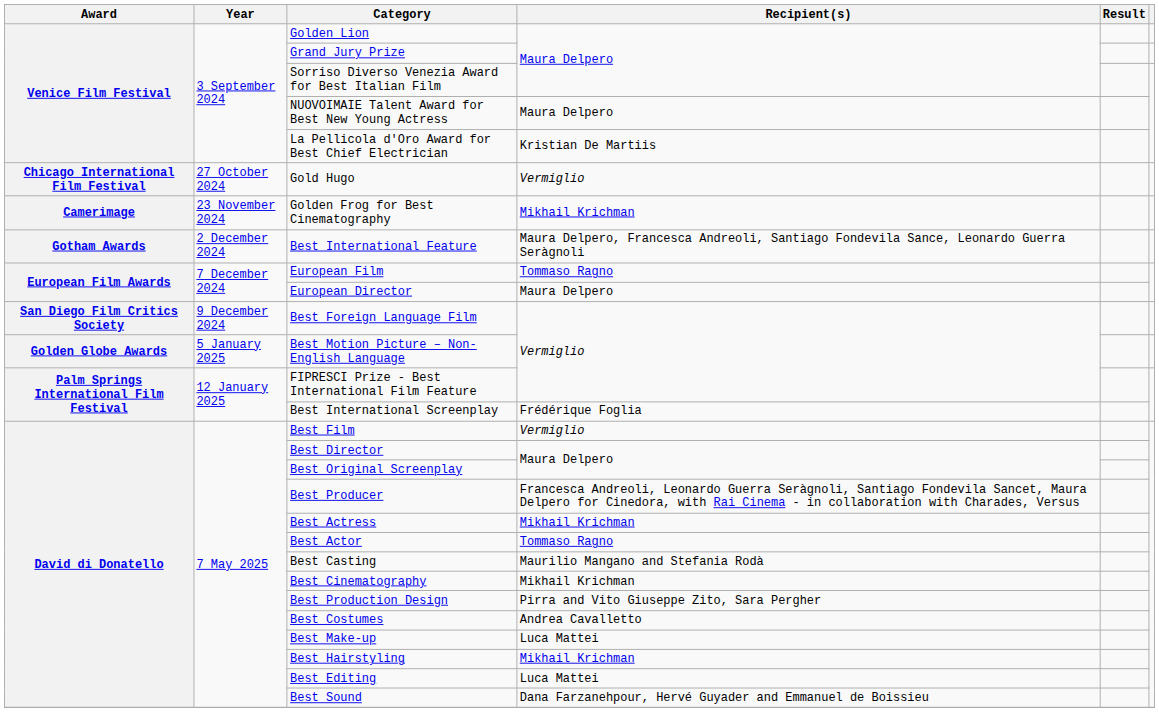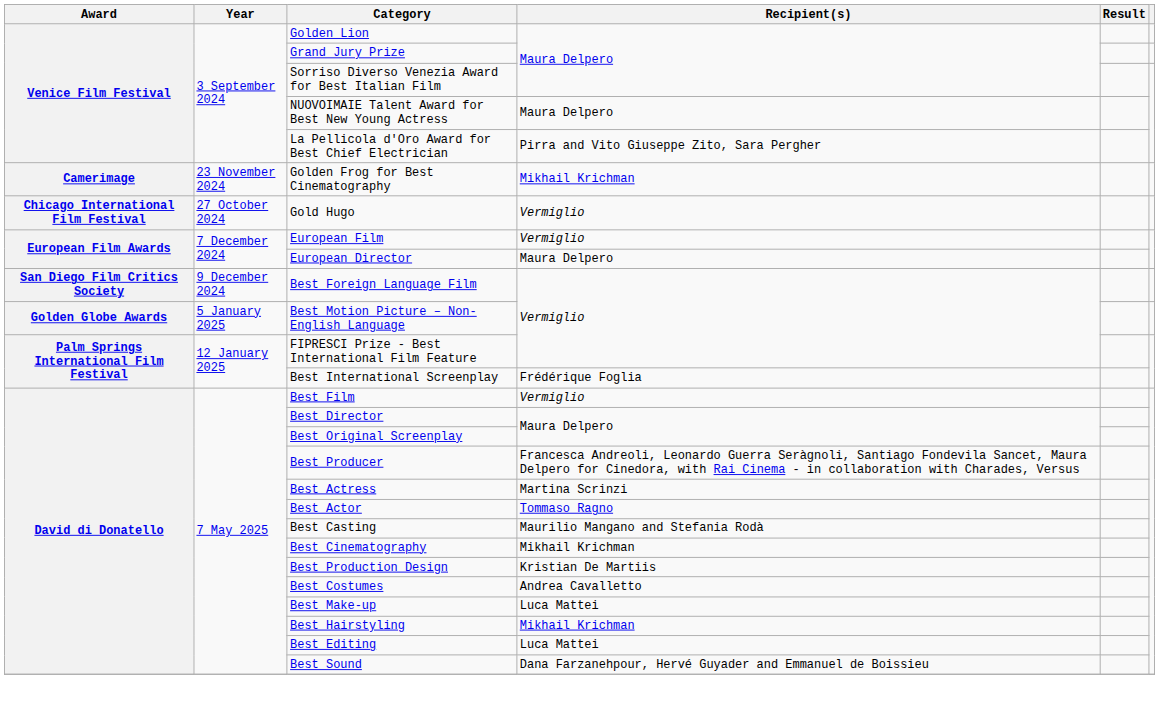(588, 146) Kristian De Martiis -> (670, 146) Pirra and Vito Giuseppe Zito, Sara Pergher
rows swapped: (322, 179) <-> (362, 213)
- row: (383, 246)
(566, 272) Tommaso Ragno -> (552, 239) Vermiglio
(577, 523) Mikhail Krichman -> (574, 489) Martina Scrinzi
(670, 601) Pirra and Vito Giuseppe Zito, Sara Pergher -> (588, 567) Kristian De Martiis
